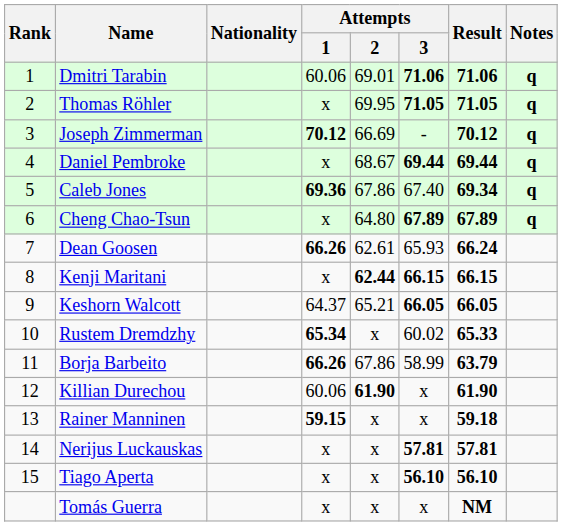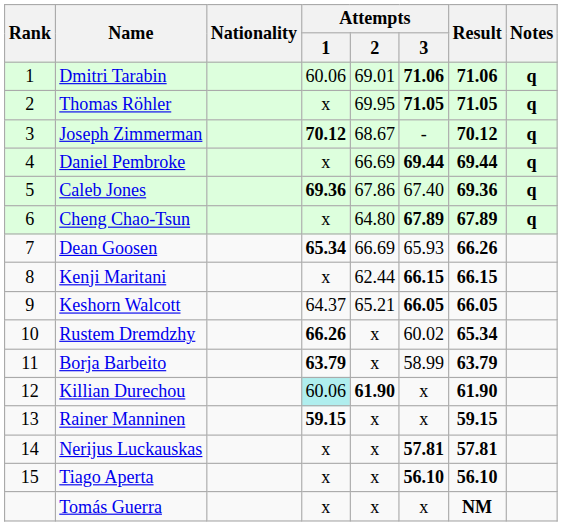(375, 133) 66.69 -> (375, 133) 68.67
(375, 162) 68.67 -> (375, 162) 66.69
(477, 190) 69.34 -> (477, 190) 69.36
(326, 248) 66.26 -> (326, 248) 65.34
(375, 248) 62.61 -> (375, 248) 66.69
(477, 248) 66.24 -> (477, 248) 66.26
(375, 276) bold -> (375, 276) normal
(326, 334) 65.34 -> (326, 334) 66.26
(477, 334) 65.33 -> (477, 334) 65.34
(326, 362) 66.26 -> (326, 362) 63.79
(375, 362) 67.86 -> (375, 362) x
(326, 391) no background -> (326, 391) paleturquoise background
(477, 420) 59.18 -> (477, 420) 59.15
